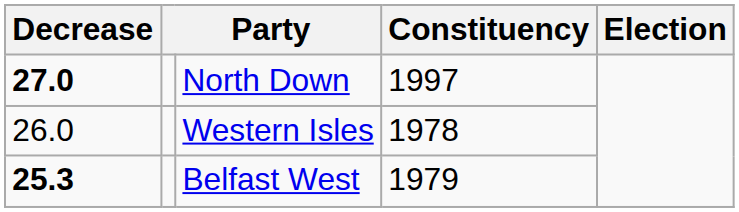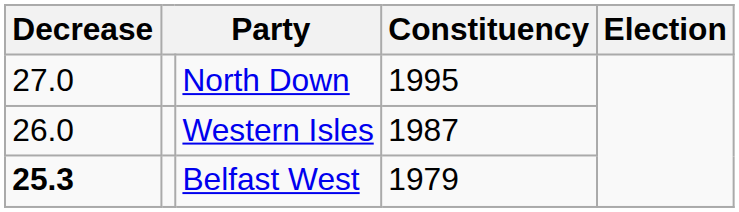(43, 79) bold -> (43, 79) normal
(424, 79) 1997 -> (424, 79) 1995
(424, 130) 1978 -> (424, 130) 1987
